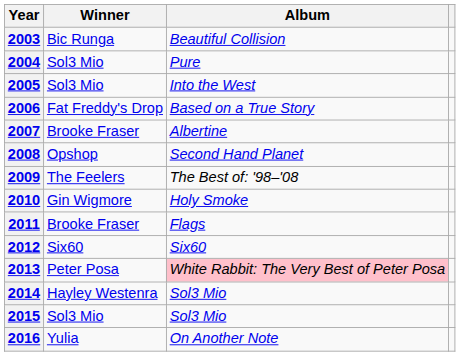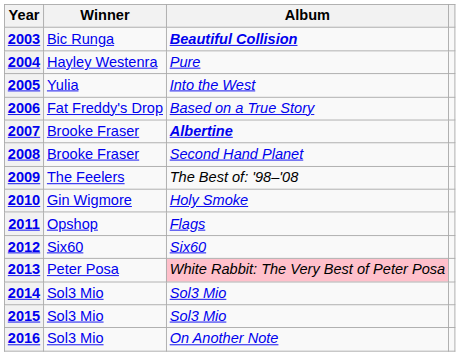(228, 39) normal -> (234, 39) bold
(75, 62) Sol3 Mio -> (102, 62) Hayley Westenra
(75, 85) Sol3 Mio -> (63, 85) Yulia
(198, 131) normal -> (201, 131) bold
(72, 154) Opshop -> (93, 154) Brooke Fraser
(93, 223) Brooke Fraser -> (72, 223) Opshop
(102, 293) Hayley Westenra -> (75, 293) Sol3 Mio
(63, 339) Yulia -> (75, 339) Sol3 Mio
